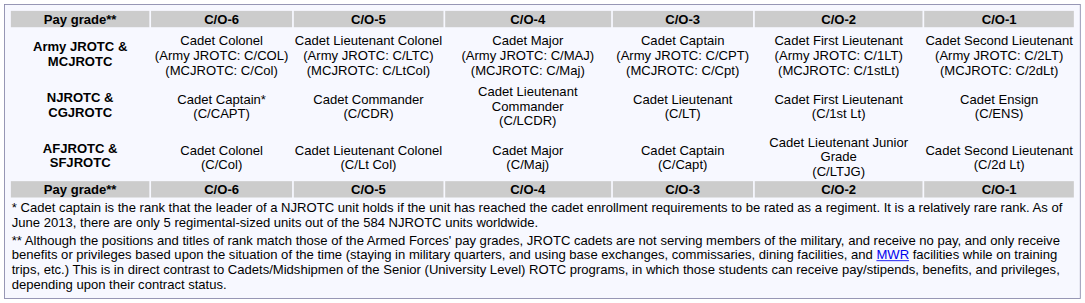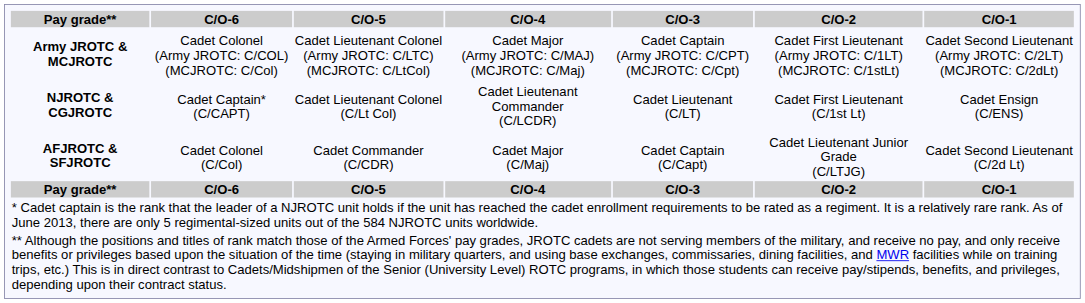(368, 106) Cadet Commander (C/CDR) -> (368, 106) Cadet Lieutenant Colonel (C/Lt Col)
(368, 157) Cadet Lieutenant Colonel (C/Lt Col) -> (368, 157) Cadet Commander (C/CDR)
